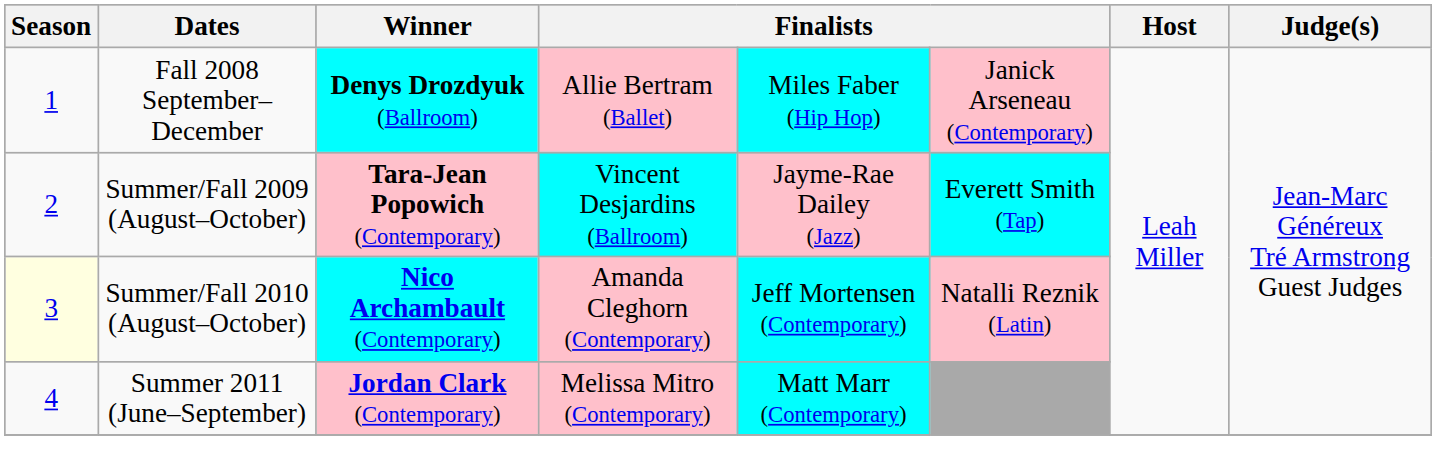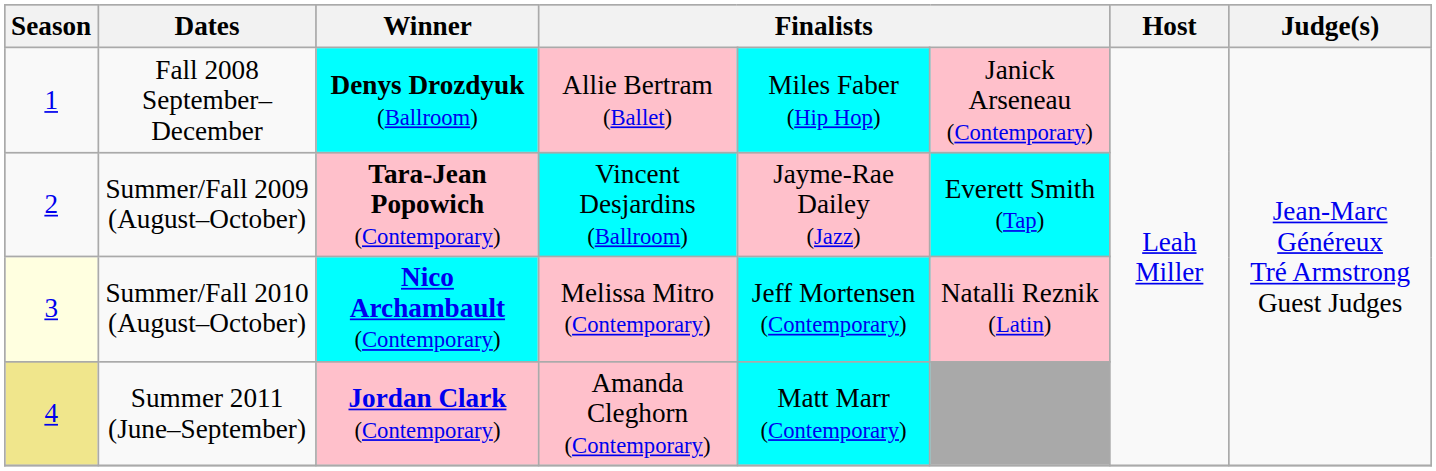(638, 308) Amanda Cleghorn (Contemporary) -> (638, 308) Melissa Mitro (Contemporary)
(51, 397) no background -> (51, 412) khaki background
(638, 397) Melissa Mitro (Contemporary) -> (638, 412) Amanda Cleghorn (Contemporary)
